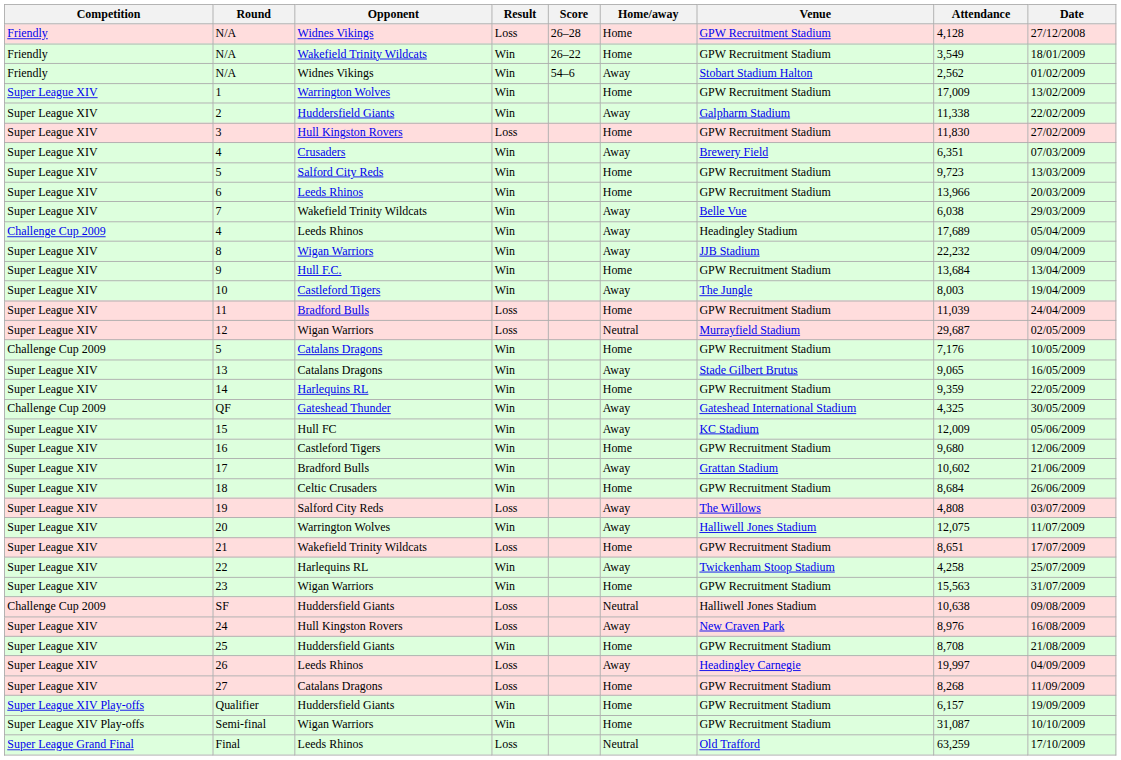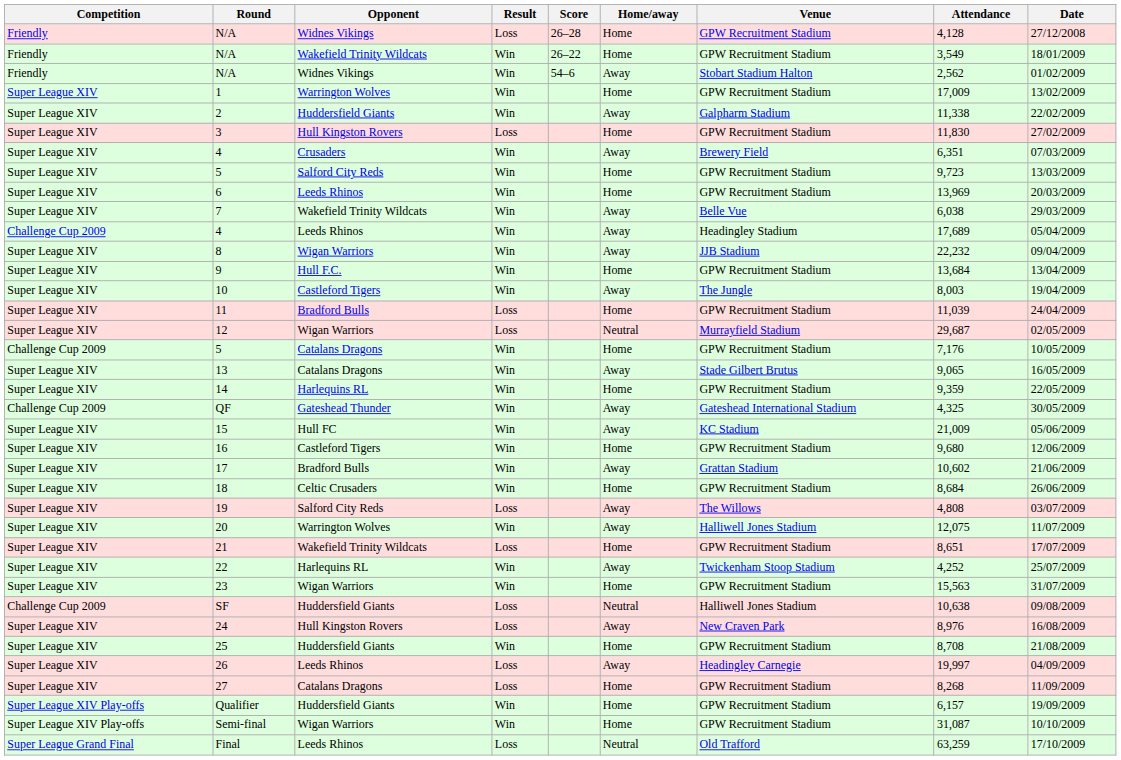(953, 191) 13,966 -> (953, 191) 13,969
(953, 428) 12,009 -> (953, 428) 21,009
(950, 566) 4,258 -> (950, 566) 4,252
